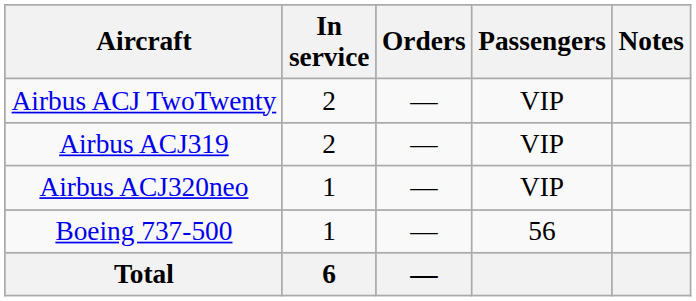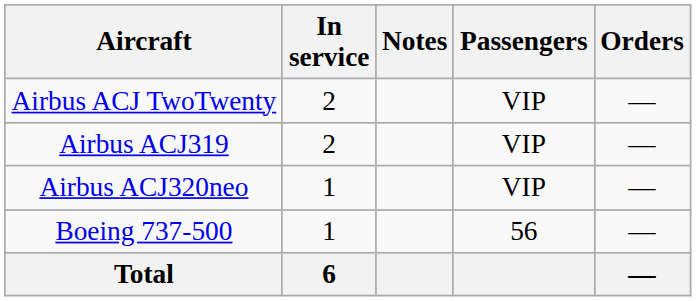columns swapped: (424, 41) <-> (651, 41)
